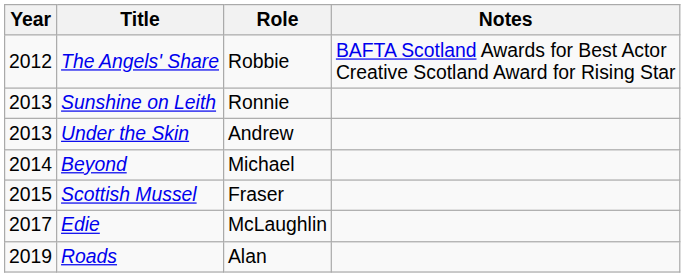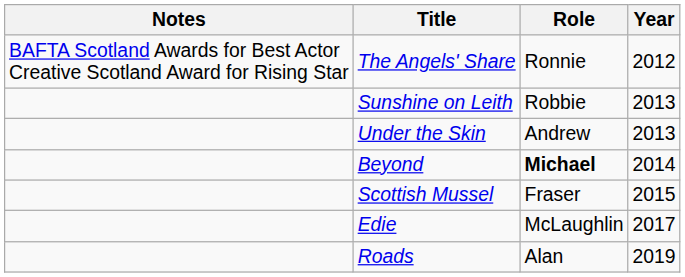columns swapped: (31, 19) <-> (506, 19)
(259, 61) Robbie -> (555, 61) Ronnie
(259, 103) Ronnie -> (555, 103) Robbie
(261, 164) normal -> (560, 164) bold
